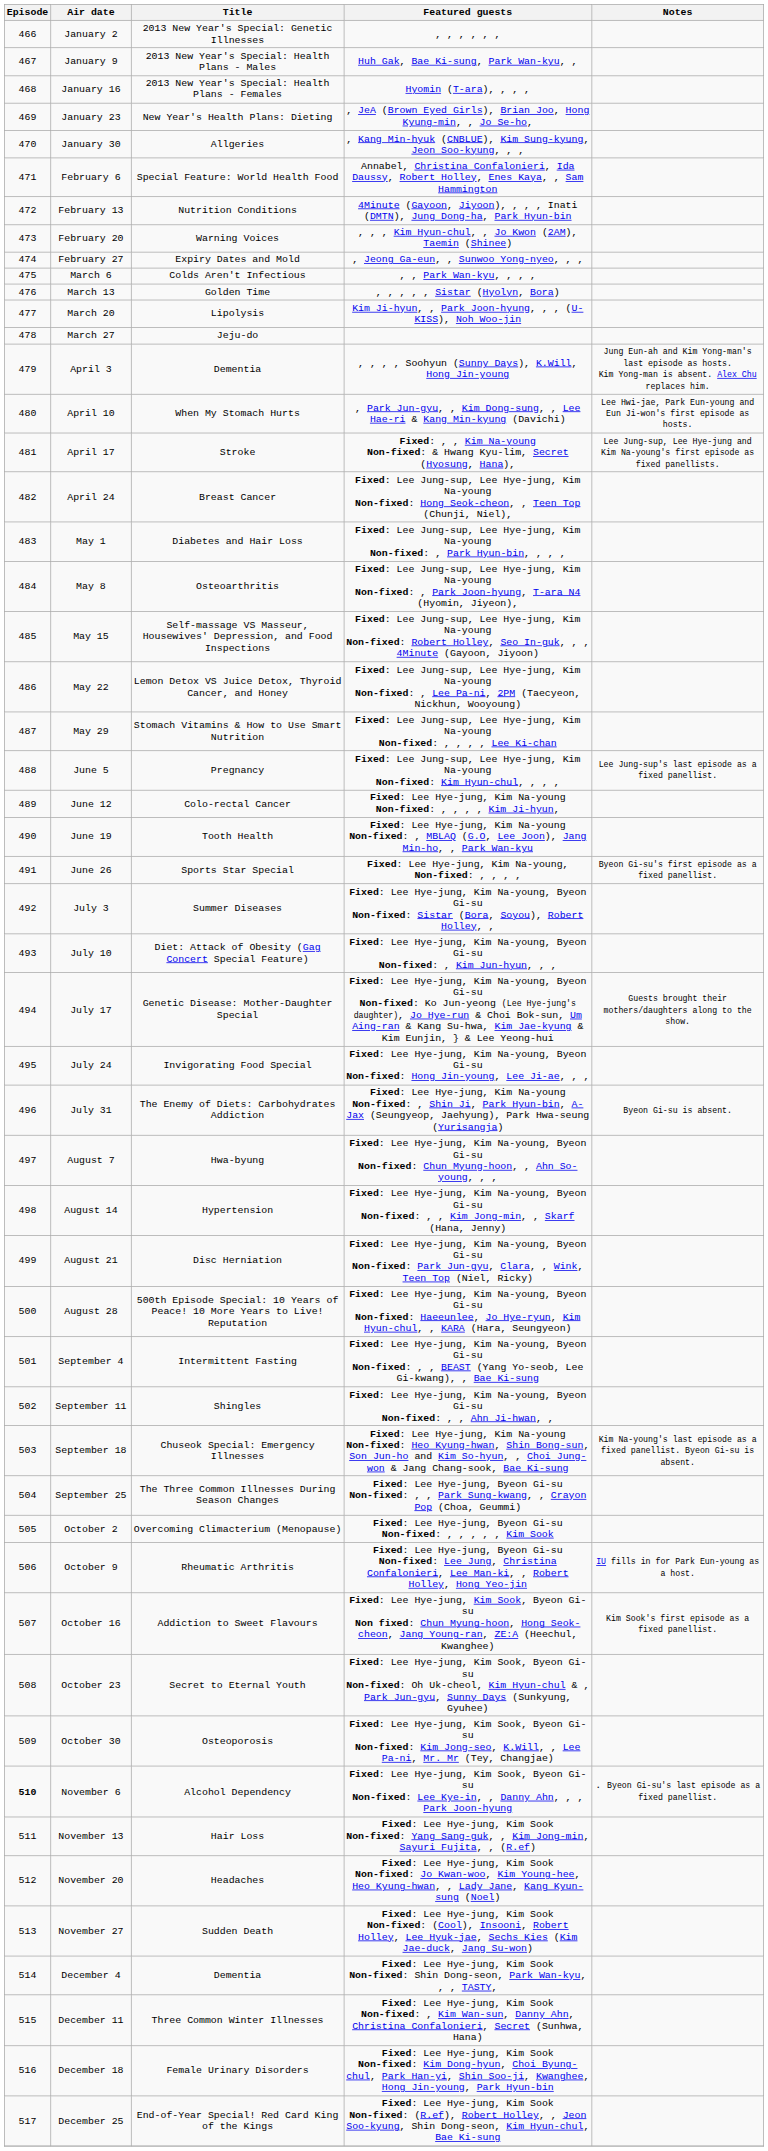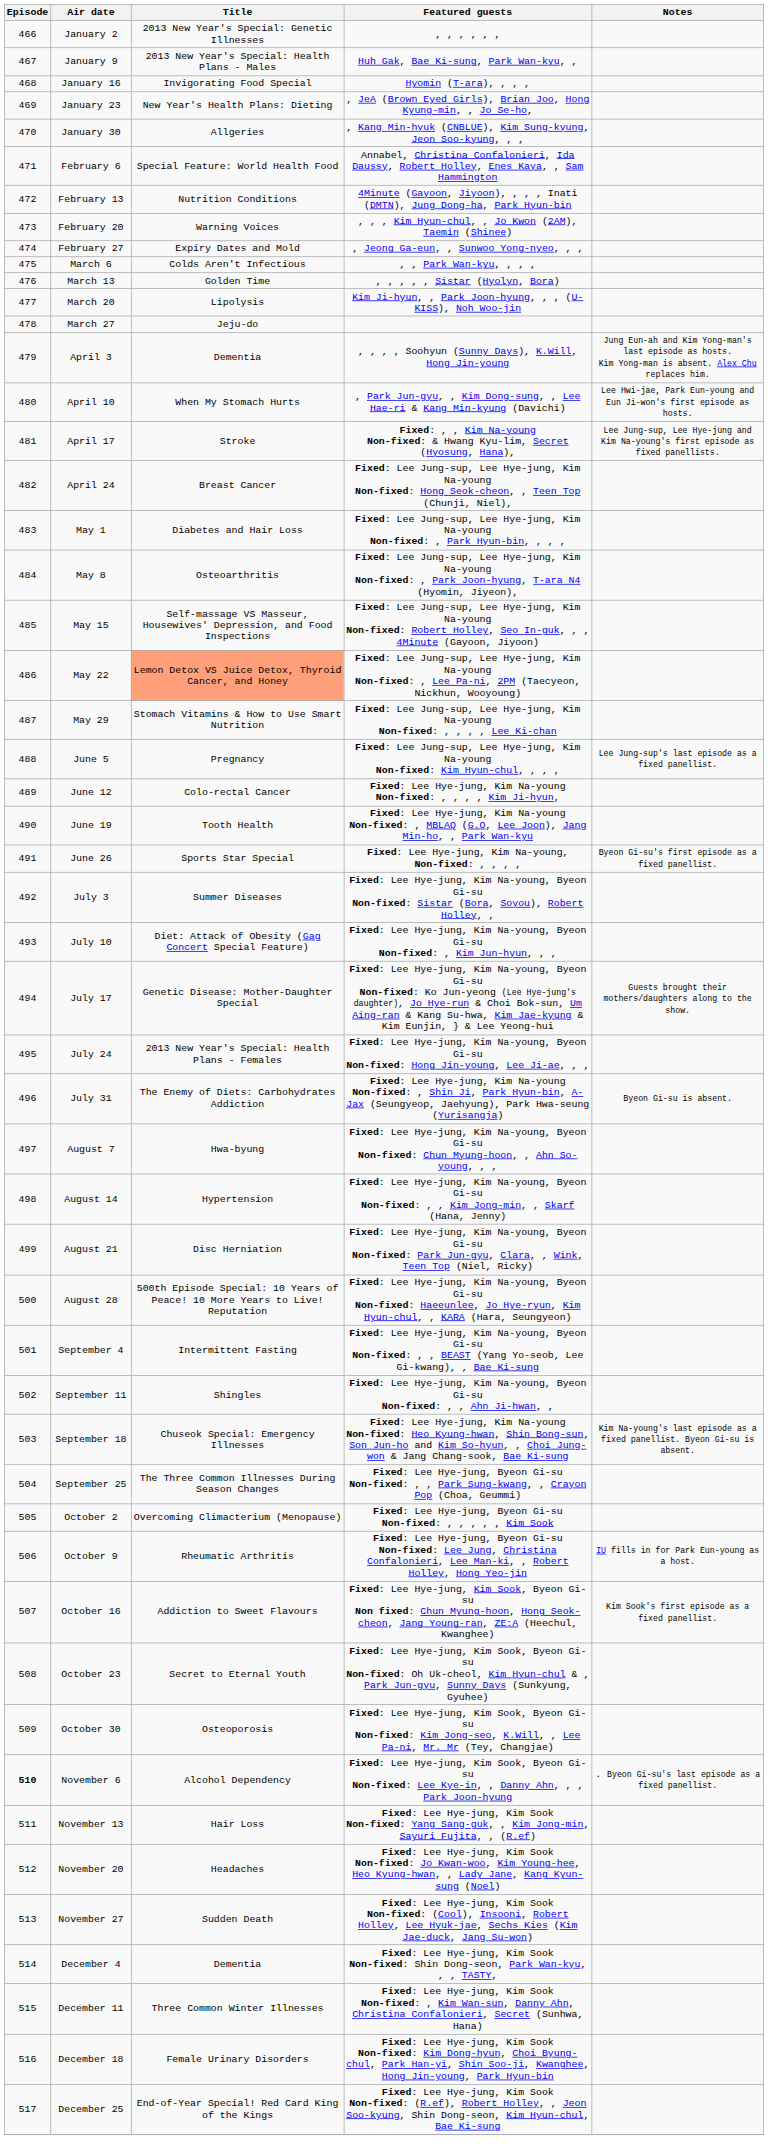(238, 89) 2013 New Year's Special: Health Plans - Females -> (238, 84) Invigorating Food Special
(238, 687) no background -> (238, 675) lightsalmon background
(238, 1066) Invigorating Food Special -> (238, 1054) 2013 New Year's Special: Health Plans - Females
